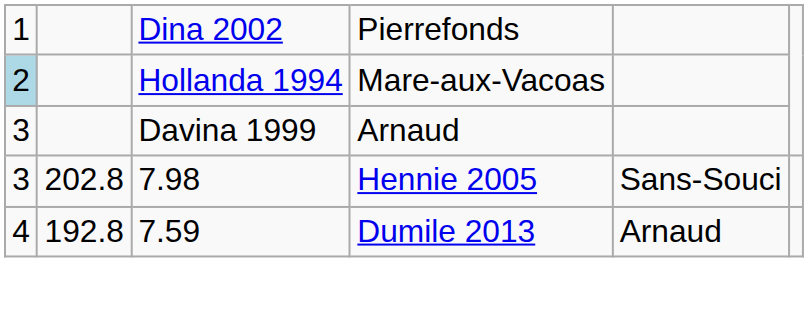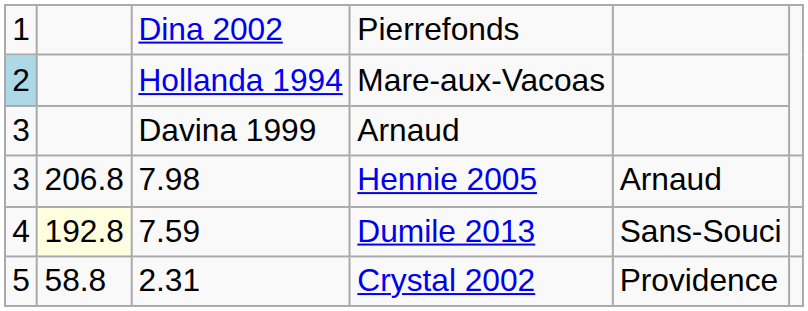(84, 180) 202.8 -> (84, 180) 206.8
(701, 180) Sans-Souci -> (671, 180) Arnaud
(84, 230) no background -> (84, 230) lightyellow background
(671, 230) Arnaud -> (701, 230) Sans-Souci
+ row: (446, 280)
